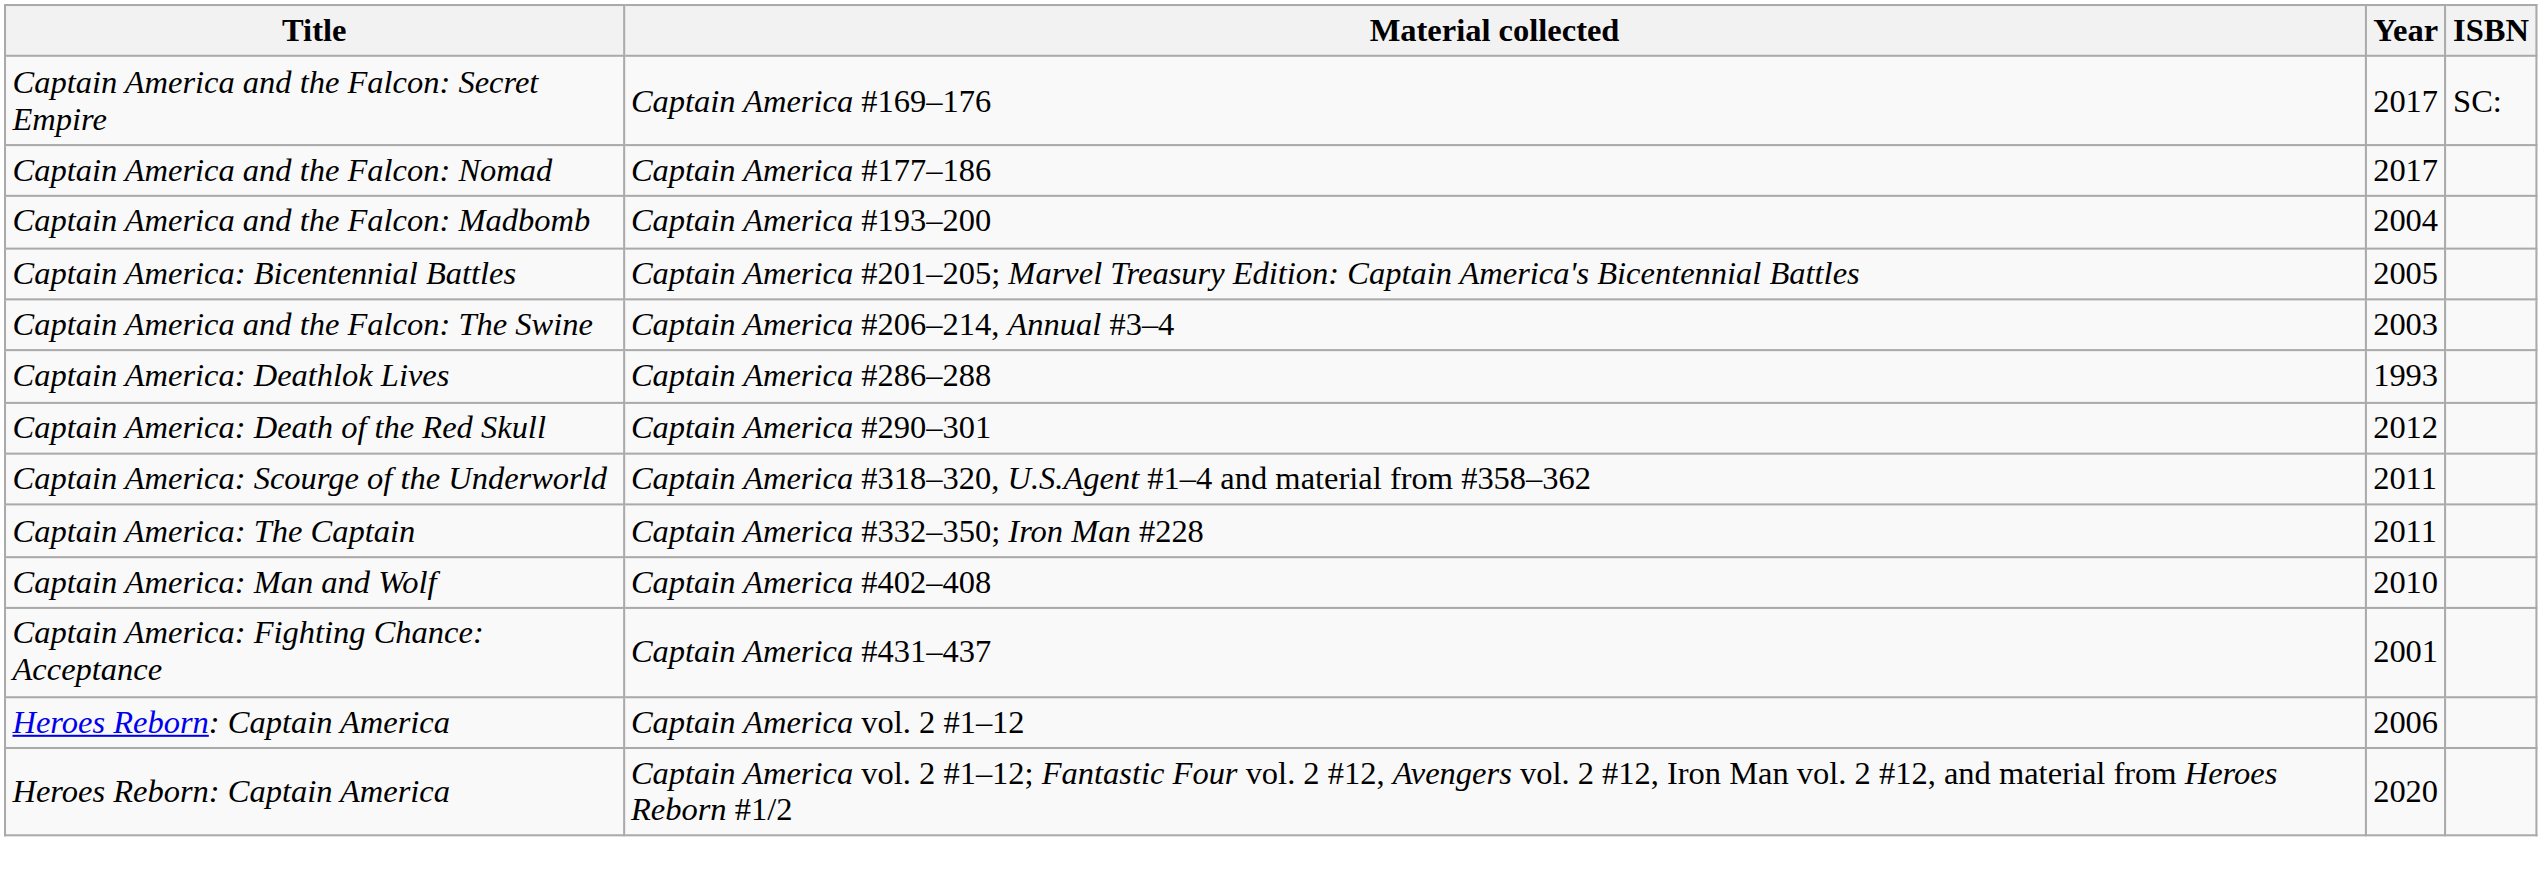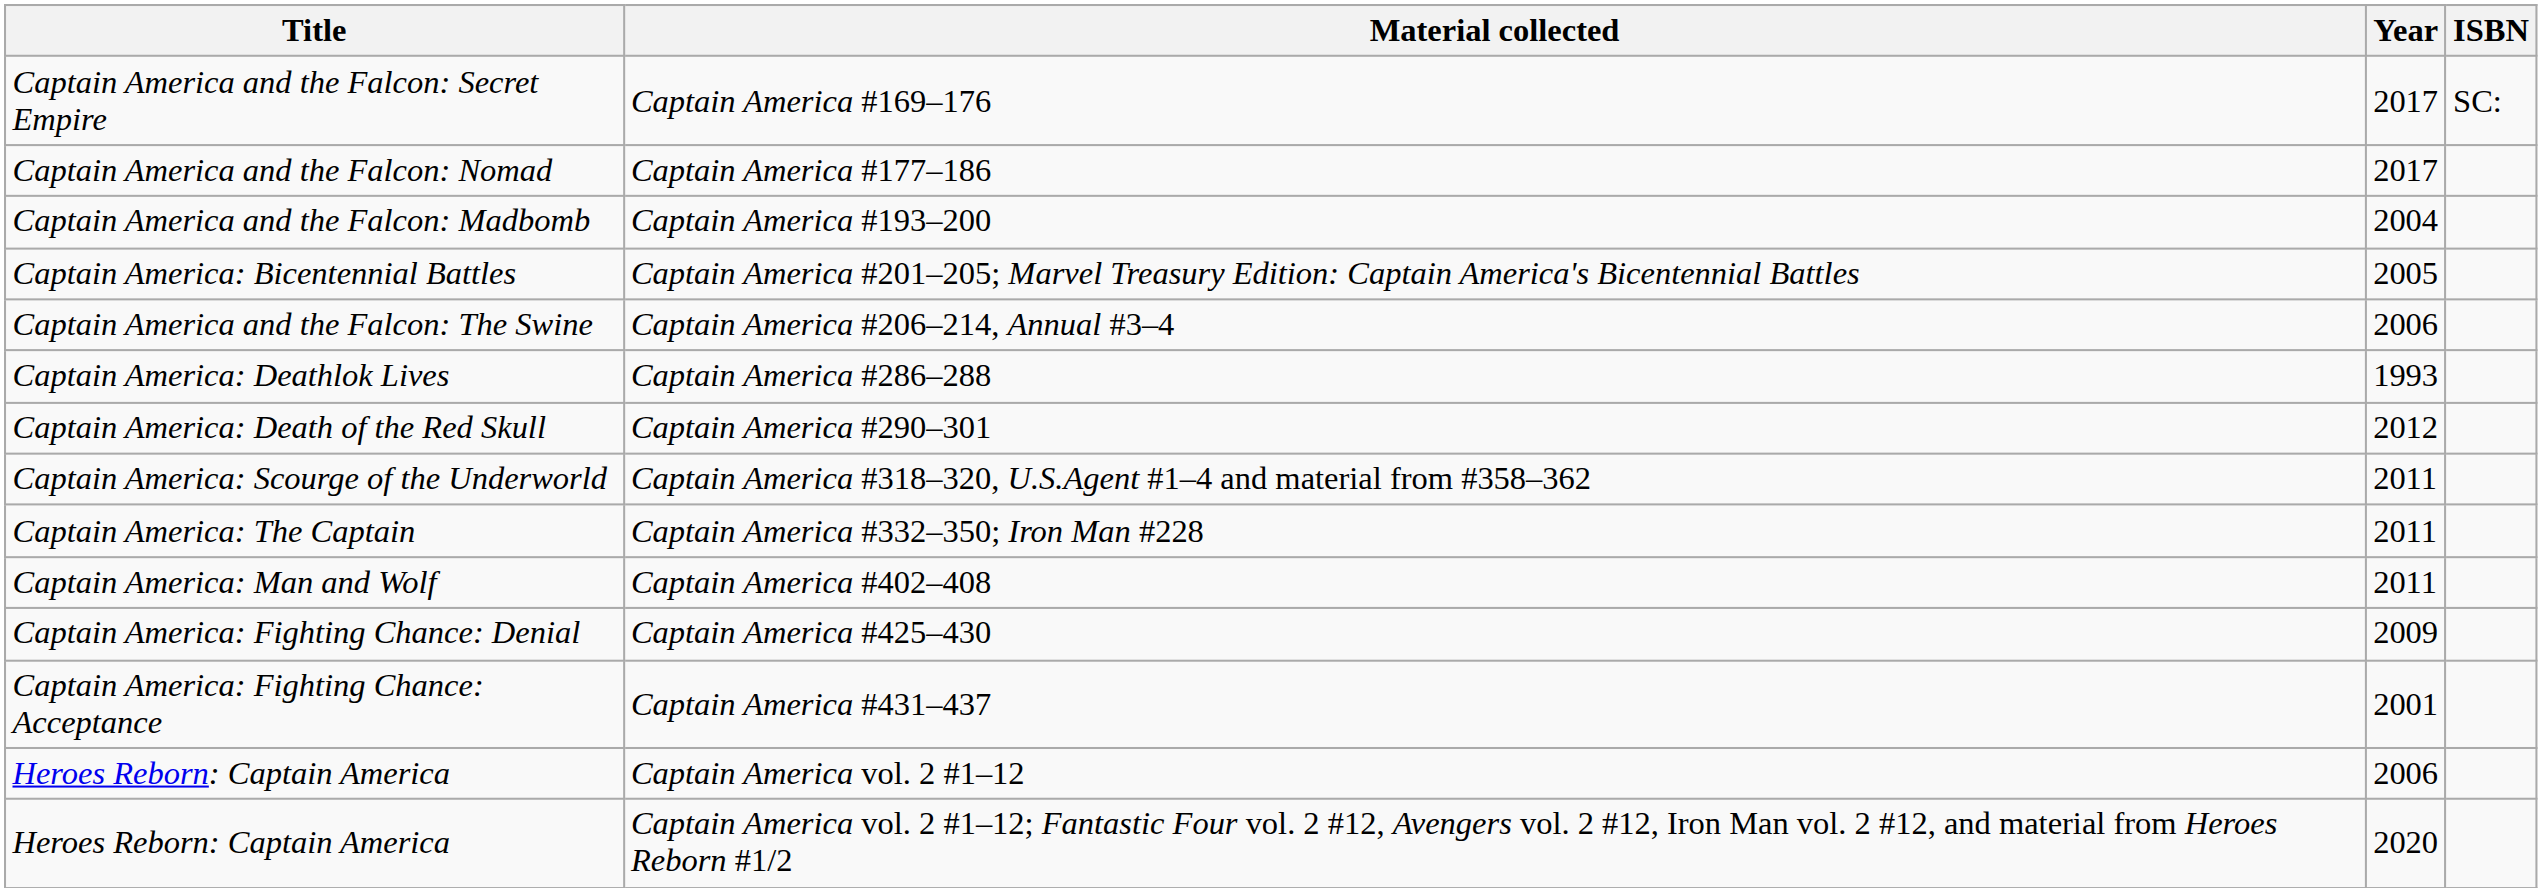(2406, 324) 2003 -> (2406, 324) 2006
(2406, 581) 2010 -> (2405, 581) 2011
+ row: (811, 633)
